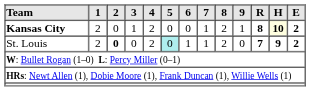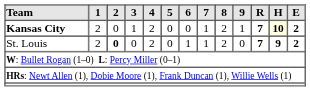(260, 28) 8 -> (260, 28) 7
(170, 43) paleturquoise background -> (170, 43) no background
